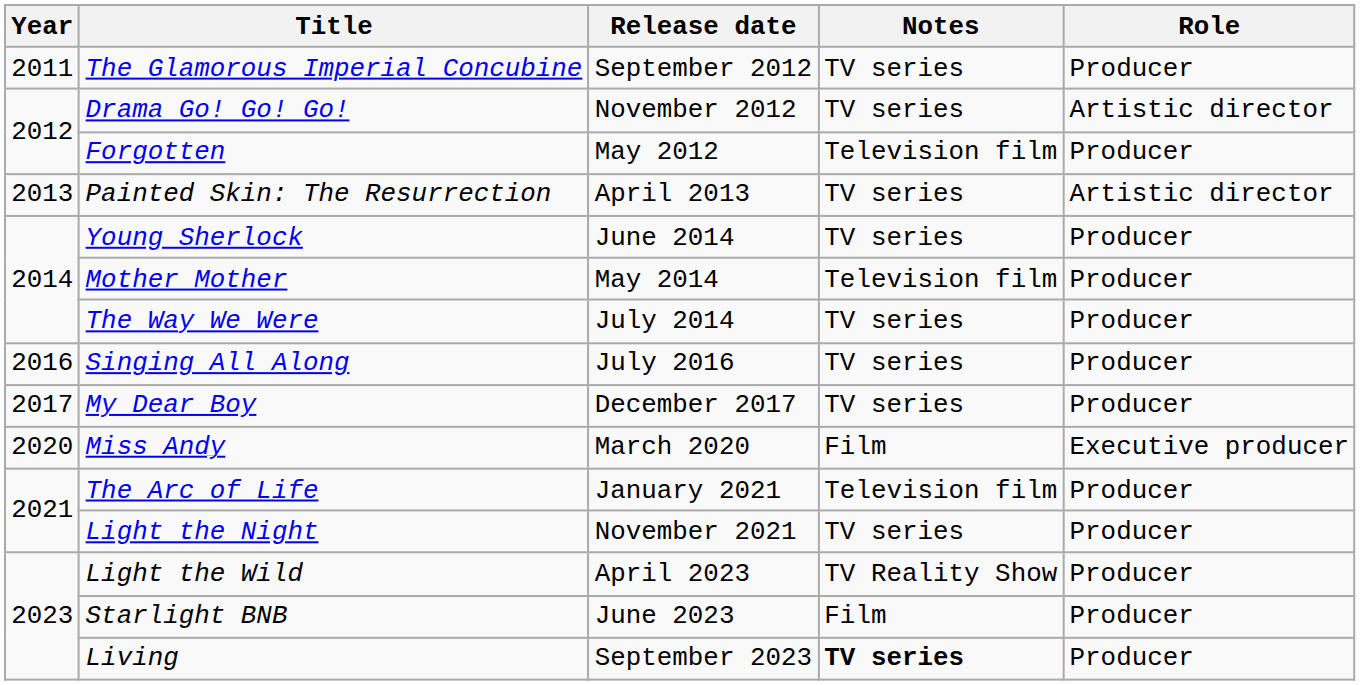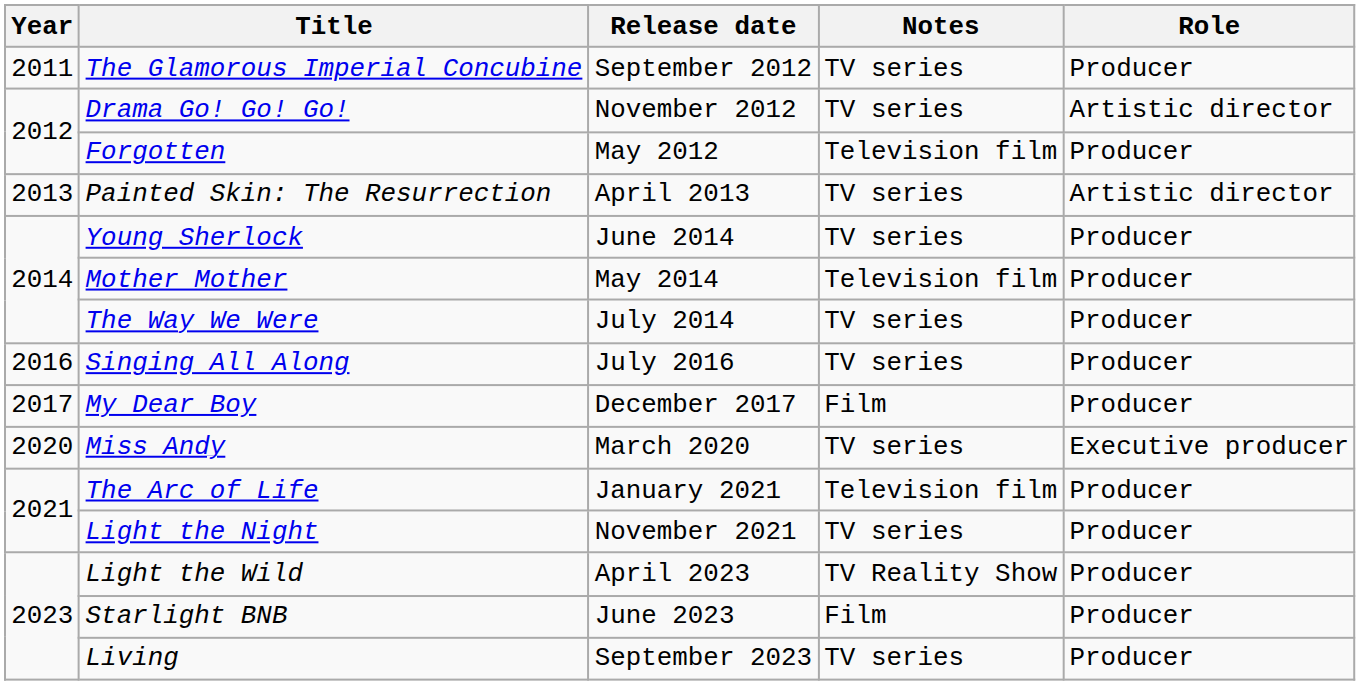(894, 406) TV series -> (855, 406) Film
(855, 448) Film -> (894, 448) TV series
(894, 659) bold -> (894, 659) normal
